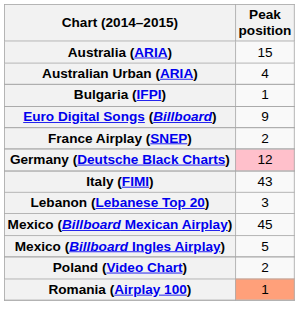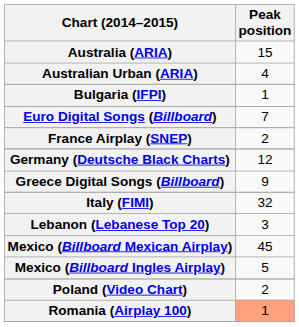(265, 116) 9 -> (265, 116) 7
(265, 159) pink background -> (265, 159) no background
+ row: (120, 181)
(265, 181) 43 -> (265, 203) 32
